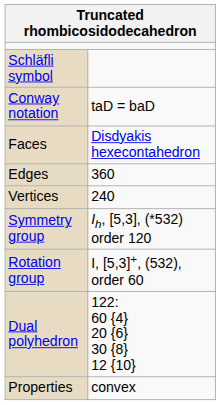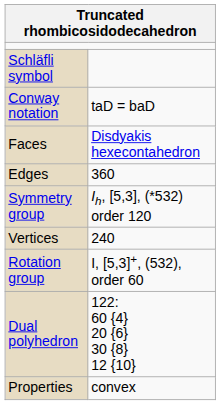rows swapped: (33, 197) <-> (40, 228)
